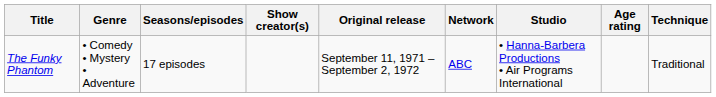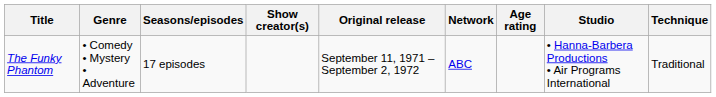columns swapped: (549, 20) <-> (625, 20)
